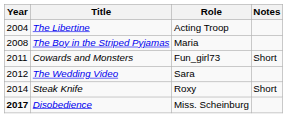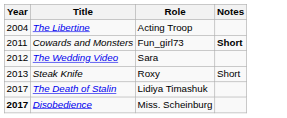- row: (101, 43)
(265, 58) normal -> (230, 43) bold
(17, 89) 2014 -> (17, 74) 2013
+ row: (75, 89)
